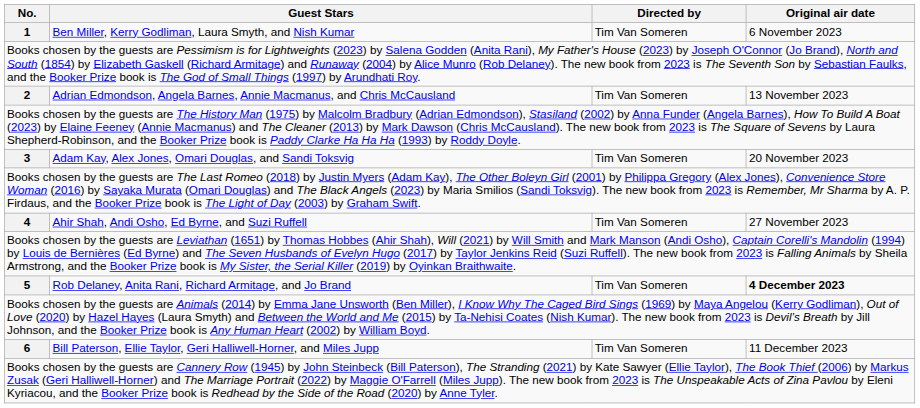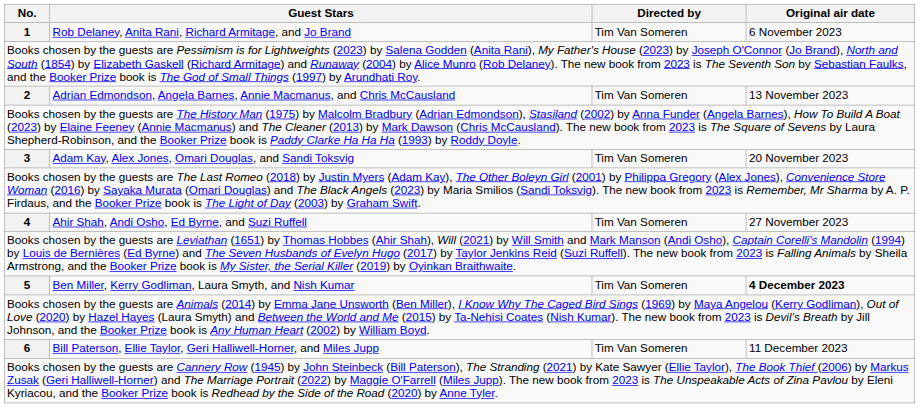(203, 32) Ben Miller, Kerry Godliman, Laura Smyth, and Nish Kumar -> (202, 32) Rob Delaney, Anita Rani, Richard Armitage, and Jo Brand
(202, 285) Rob Delaney, Anita Rani, Richard Armitage, and Jo Brand -> (203, 285) Ben Miller, Kerry Godliman, Laura Smyth, and Nish Kumar
